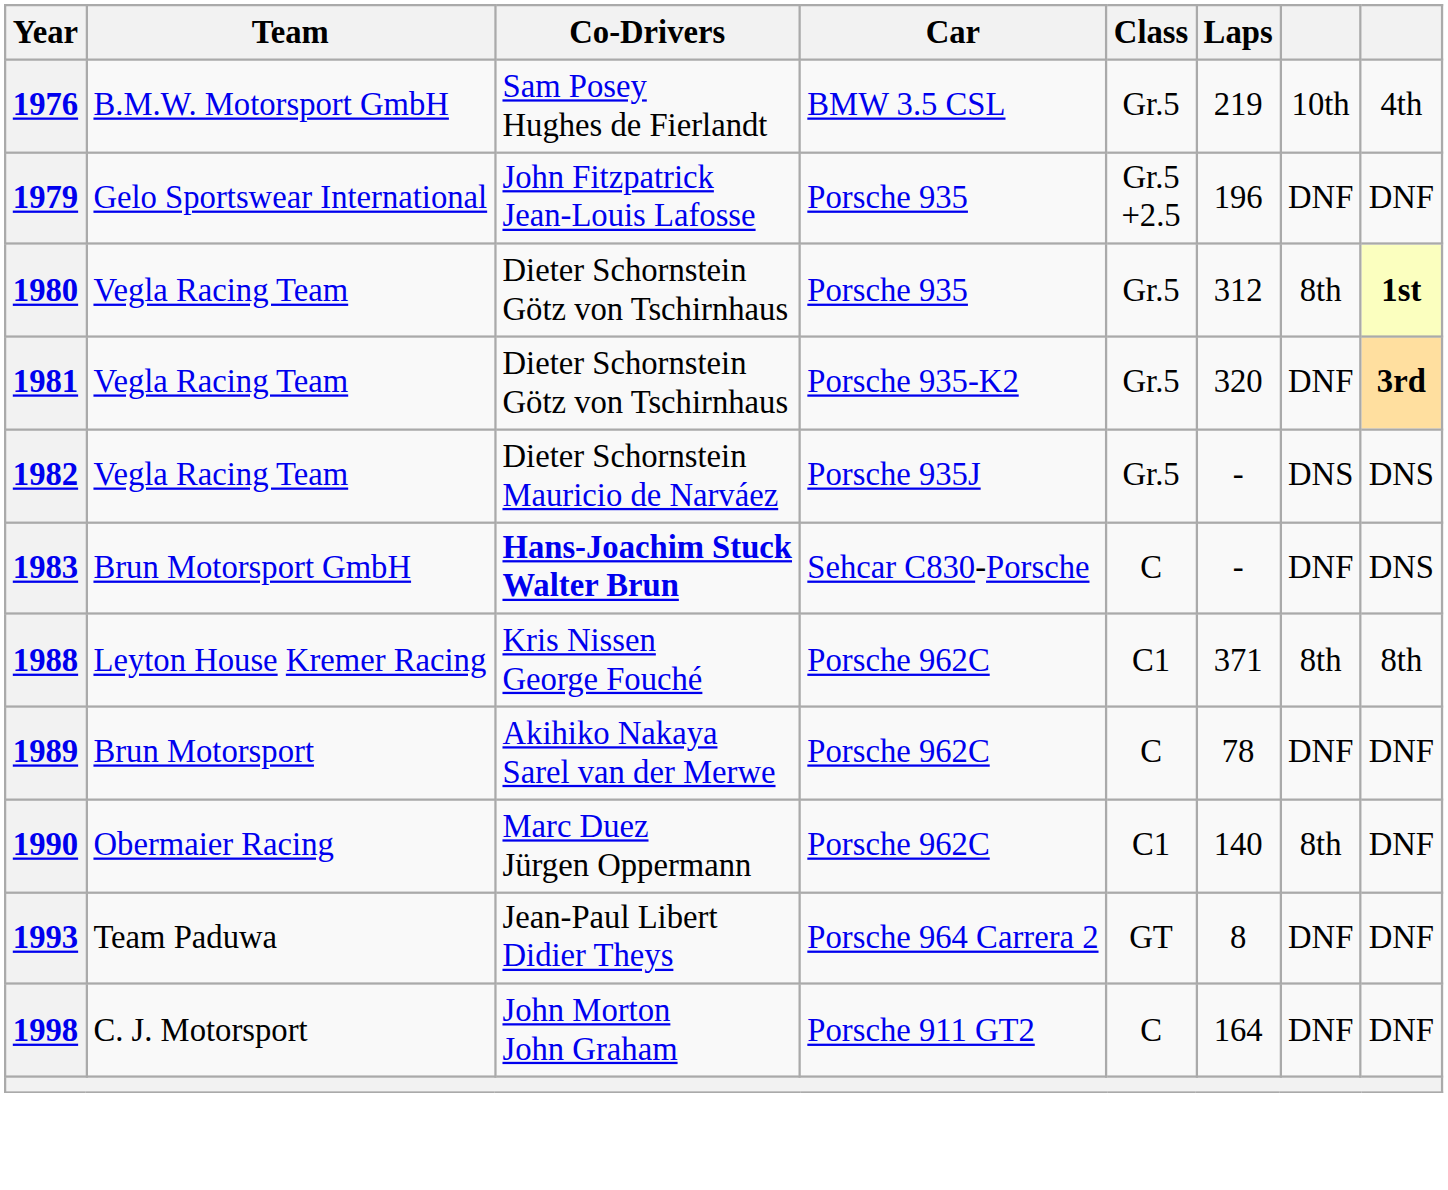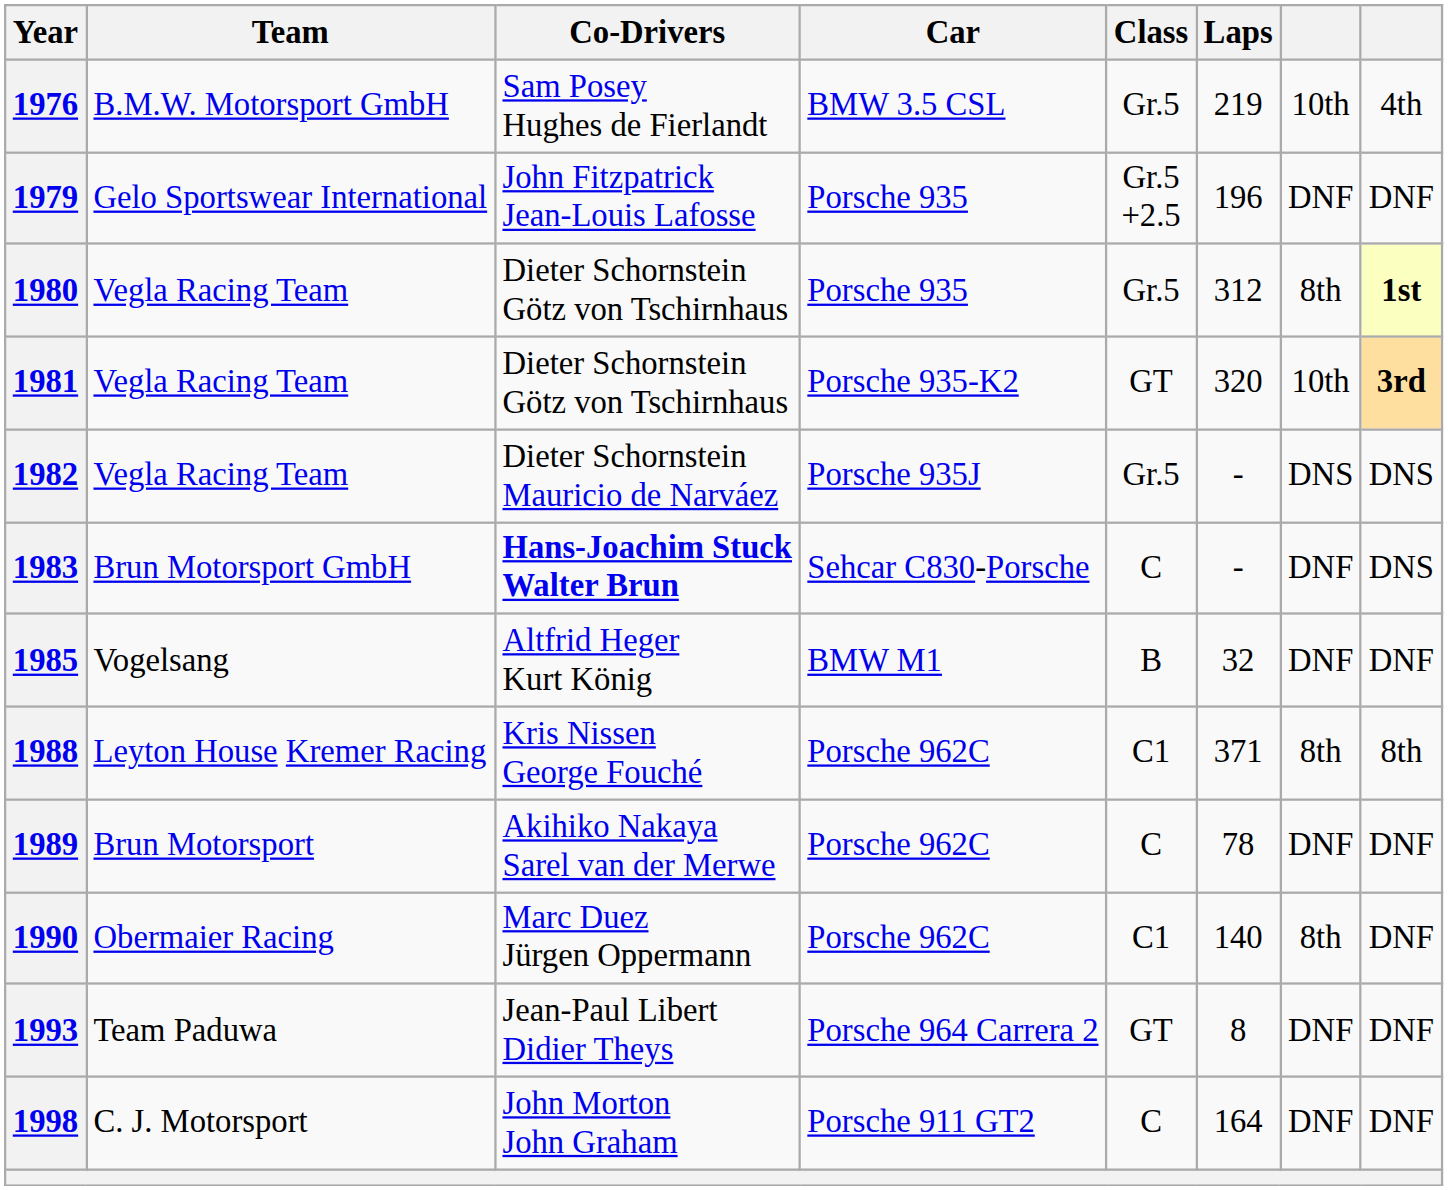(1151, 382) Gr.5 -> (1151, 382) GT
(1321, 382) DNF -> (1321, 382) 10th
+ row: (45, 660)
